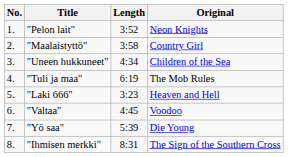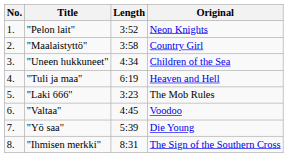(182, 78) The Mob Rules -> (185, 78) Heaven and Hell
(185, 95) Heaven and Hell -> (182, 95) The Mob Rules
